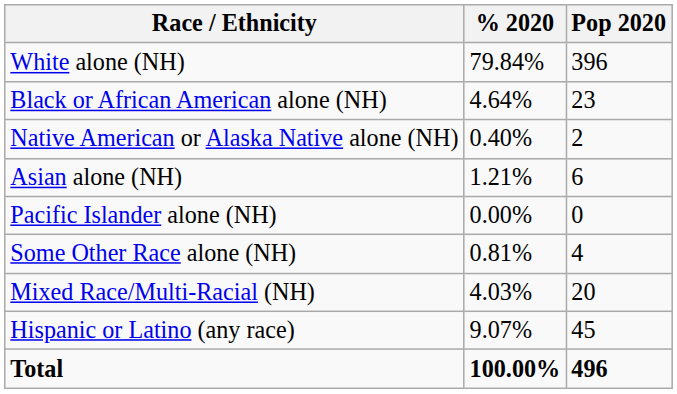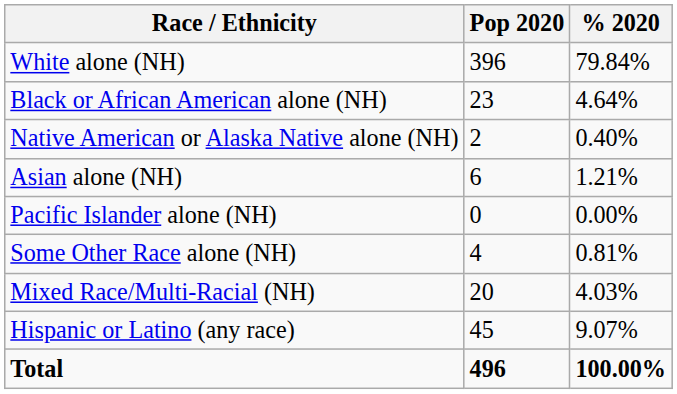columns swapped: (619, 23) <-> (515, 23)
